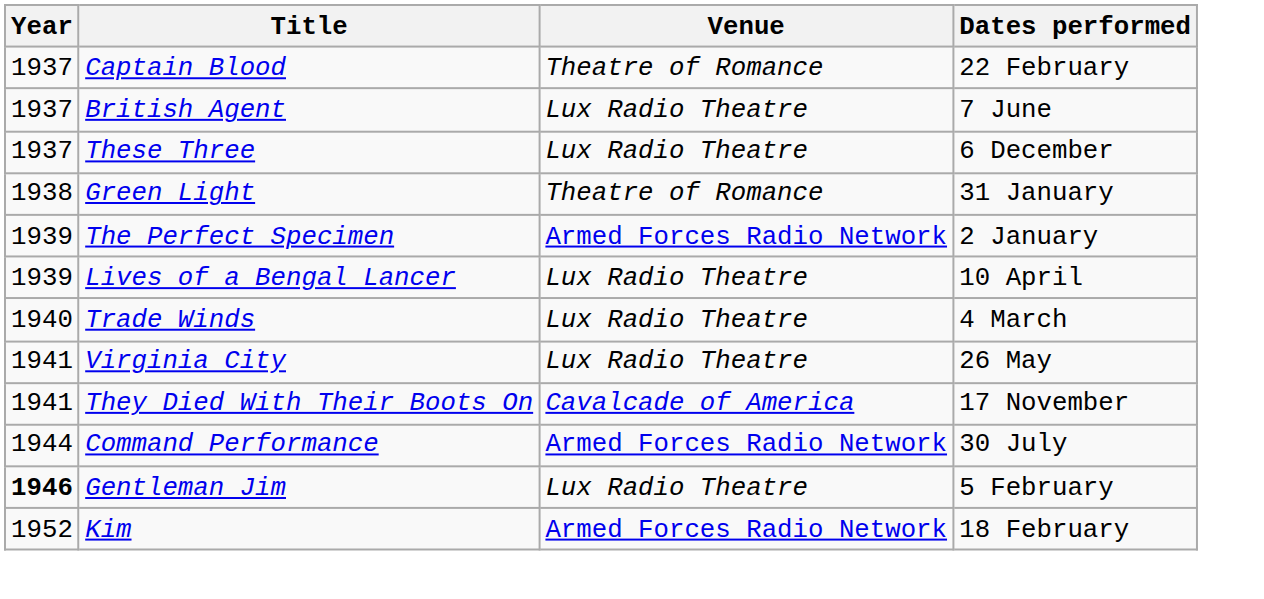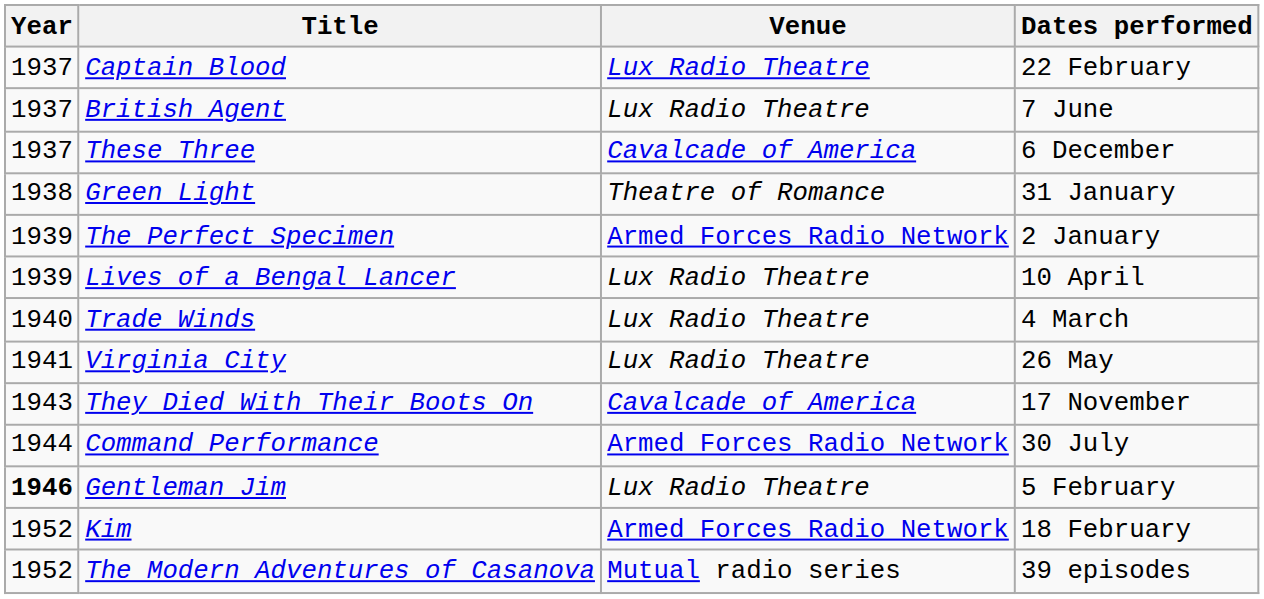(684, 68) Theatre of Romance -> (738, 68) Lux Radio Theatre
(677, 152) Lux Radio Theatre -> (762, 152) Cavalcade of America
(42, 404) 1941 -> (42, 404) 1943
+ row: (340, 571)
